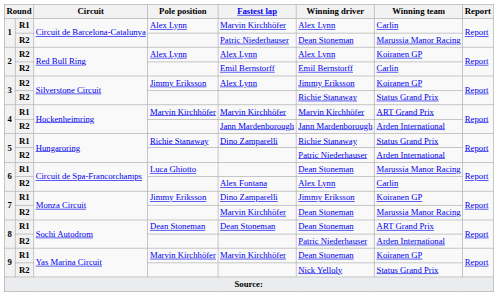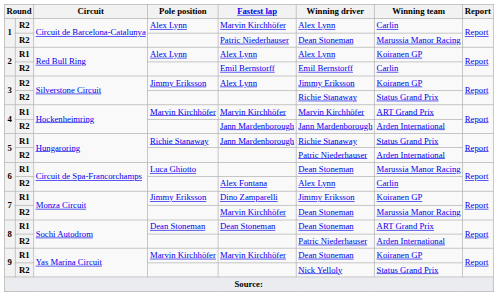(24, 25) R1 -> (24, 25) R2
(24, 54) R2 -> (24, 54) R1
(249, 140) Dino Zamparelli -> (257, 140) Jann Mardenborough
